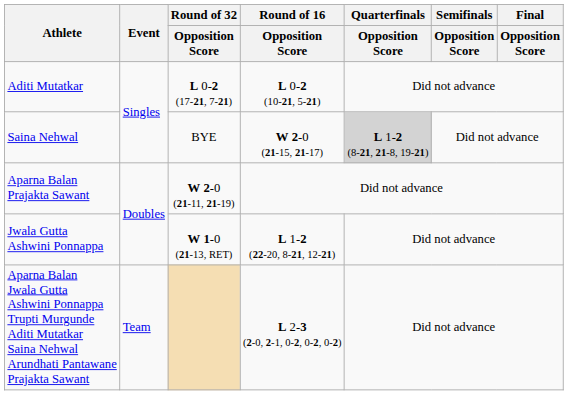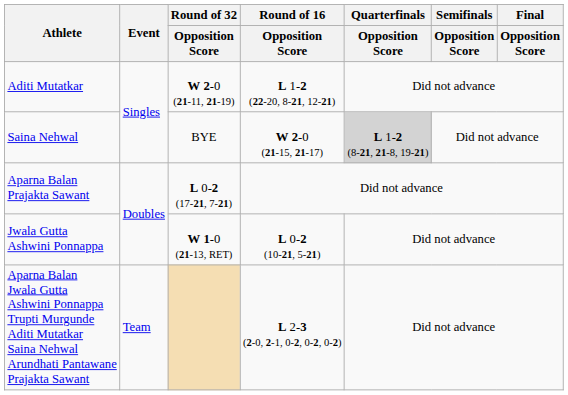(204, 94) L 0-2 (17-21, 7-21) -> (204, 94) W 2-0 (21-11, 21-19)
(292, 94) L 0-2 (10-21, 5-21) -> (292, 94) L 1-2 (22-20, 8-21, 12-21)
(204, 196) W 2-0 (21-11, 21-19) -> (204, 196) L 0-2 (17-21, 7-21)
(292, 247) L 1-2 (22-20, 8-21, 12-21) -> (292, 247) L 0-2 (10-21, 5-21)
